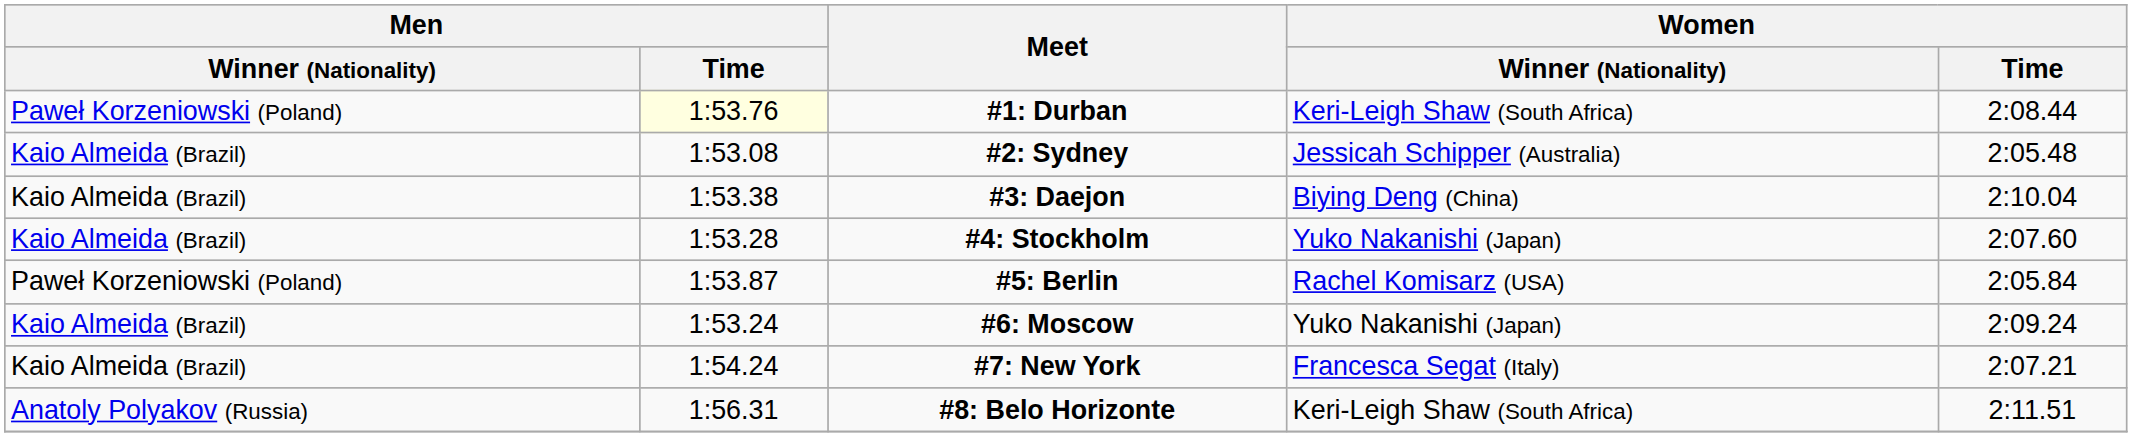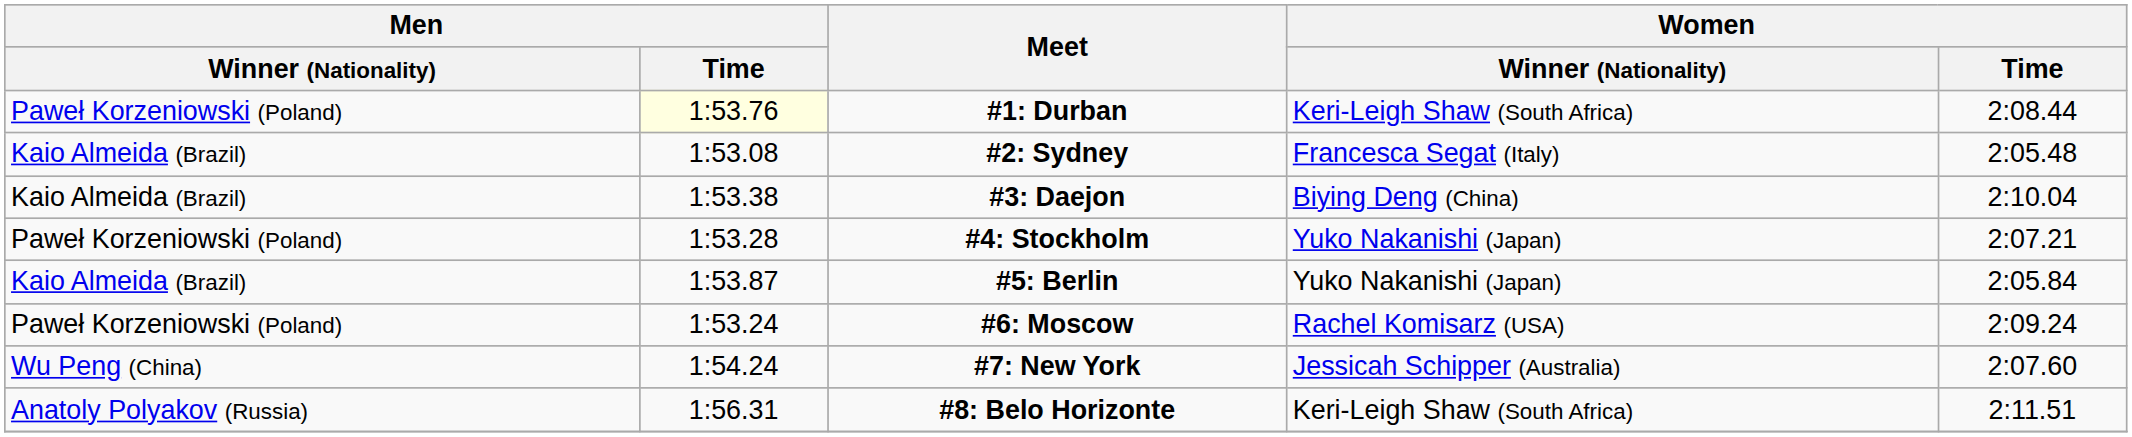(1457, 153) Jessicah Schipper (Australia) -> (1426, 153) Francesca Segat (Italy)
(129, 238) Kaio Almeida (Brazil) -> (177, 238) Paweł Korzeniowski (Poland)
(2032, 238) 2:07.60 -> (2032, 238) 2:07.21
(177, 281) Paweł Korzeniowski (Poland) -> (129, 281) Kaio Almeida (Brazil)
(1429, 281) Rachel Komisarz (USA) -> (1427, 281) Yuko Nakanishi (Japan)
(129, 324) Kaio Almeida (Brazil) -> (177, 324) Paweł Korzeniowski (Poland)
(1427, 324) Yuko Nakanishi (Japan) -> (1429, 324) Rachel Komisarz (USA)
(129, 366) Kaio Almeida (Brazil) -> (107, 366) Wu Peng (China)
(1426, 366) Francesca Segat (Italy) -> (1457, 366) Jessicah Schipper (Australia)
(2032, 366) 2:07.21 -> (2032, 366) 2:07.60
